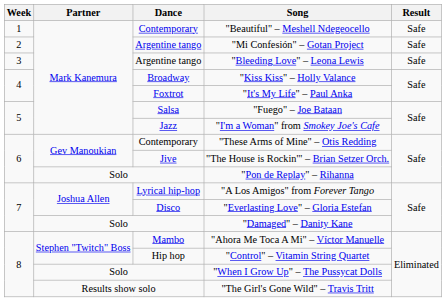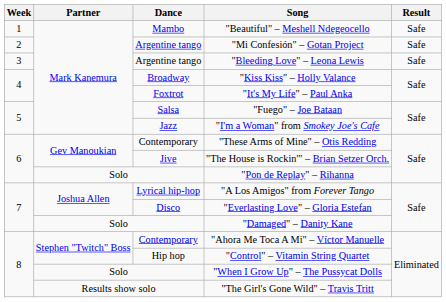(168, 28) Contemporary -> (168, 28) Mambo
(168, 239) Mambo -> (168, 239) Contemporary
